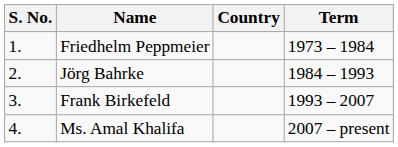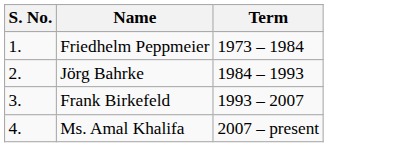- column: (249, 18)
